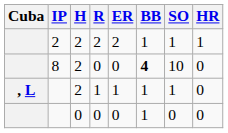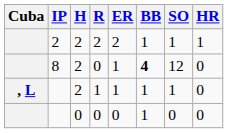(116, 66) 0 -> (116, 66) 1
(176, 66) 10 -> (176, 66) 12
